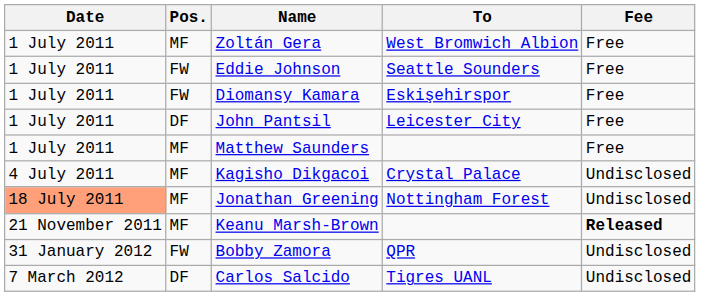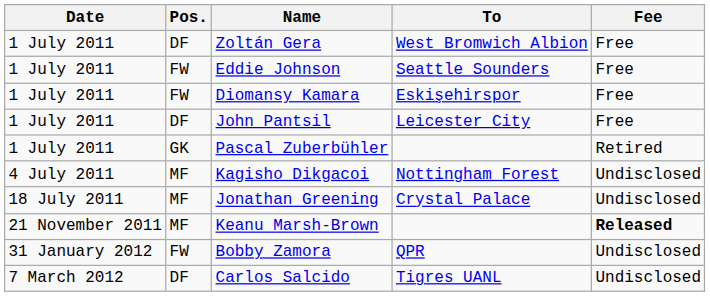(179, 44) MF -> (179, 44) DF
- row: (292, 148)
+ row: (302, 148)
(453, 174) Crystal Palace -> (477, 174) Nottingham Forest
(66, 200) lightsalmon background -> (66, 200) no background
(468, 200) Nottingham Forest -> (463, 200) Crystal Palace
